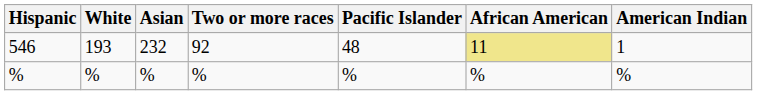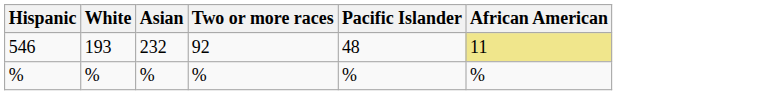- column: (682, 18)
